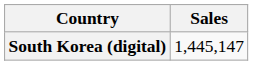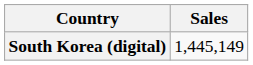(209, 45) 1,445,147 -> (209, 45) 1,445,149
